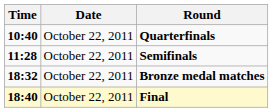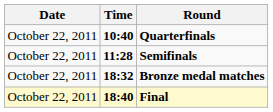columns swapped: (89, 14) <-> (23, 14)
